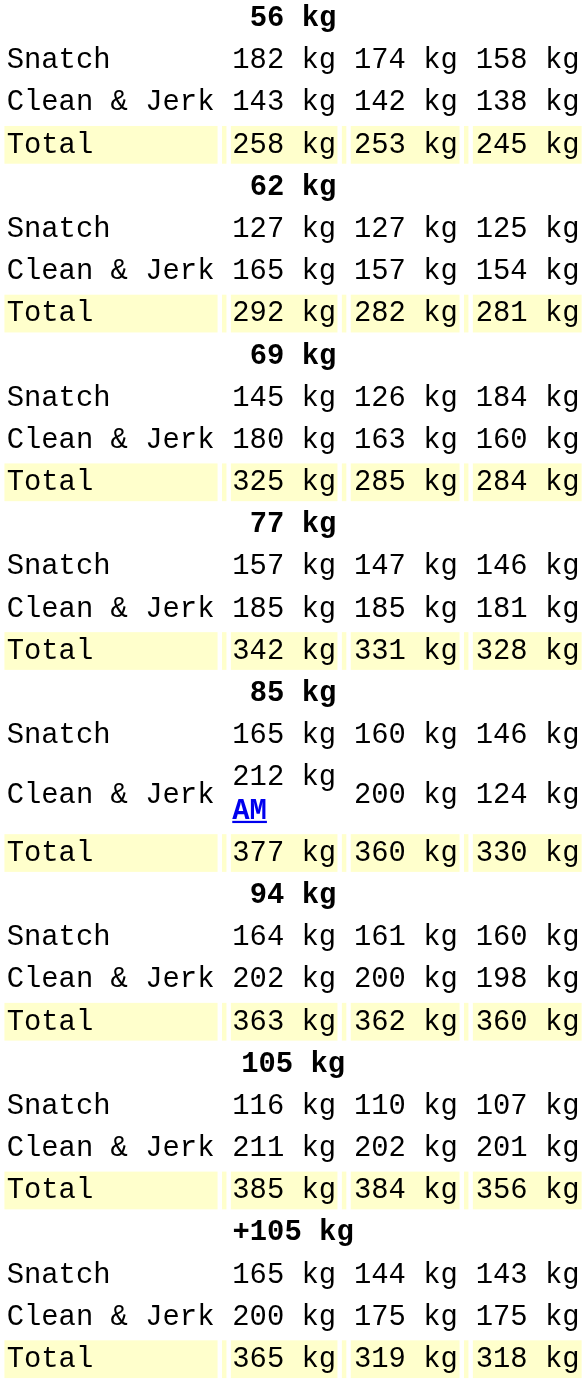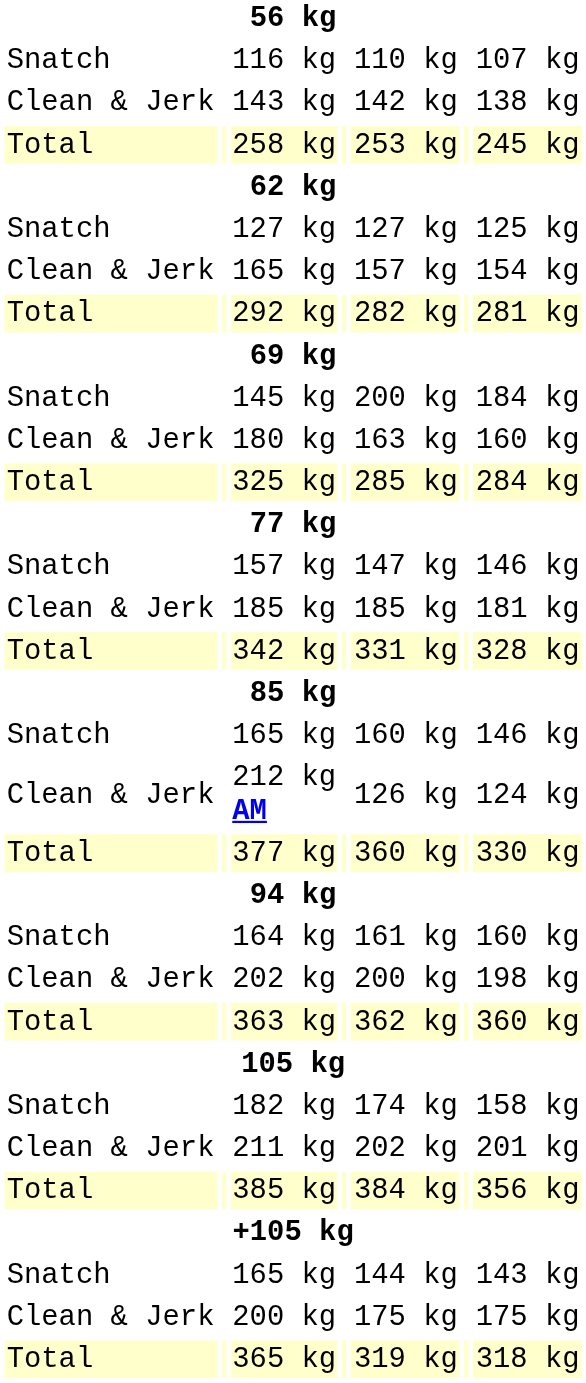rows swapped: (59, 1106) <-> (59, 60)
(406, 398) 126 kg -> (406, 398) 200 kg
(406, 794) 200 kg -> (406, 794) 126 kg
